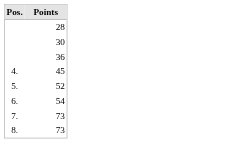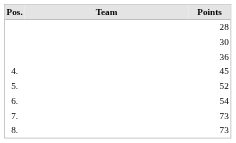+ column: (107, 12)
